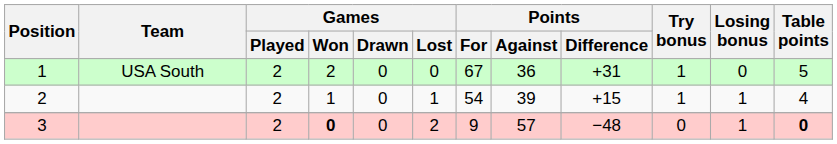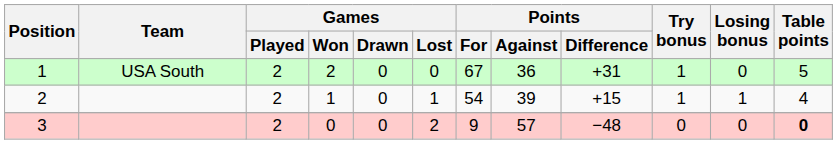(331, 125) bold -> (331, 125) normal
(742, 125) 1 -> (742, 125) 0
